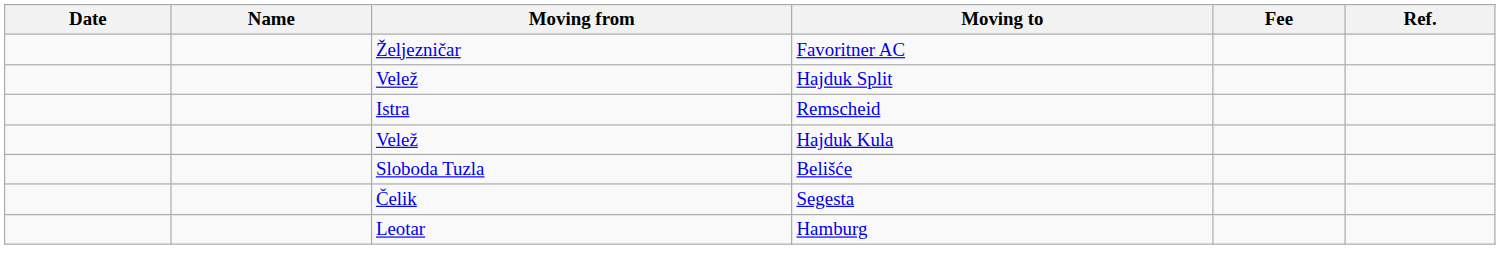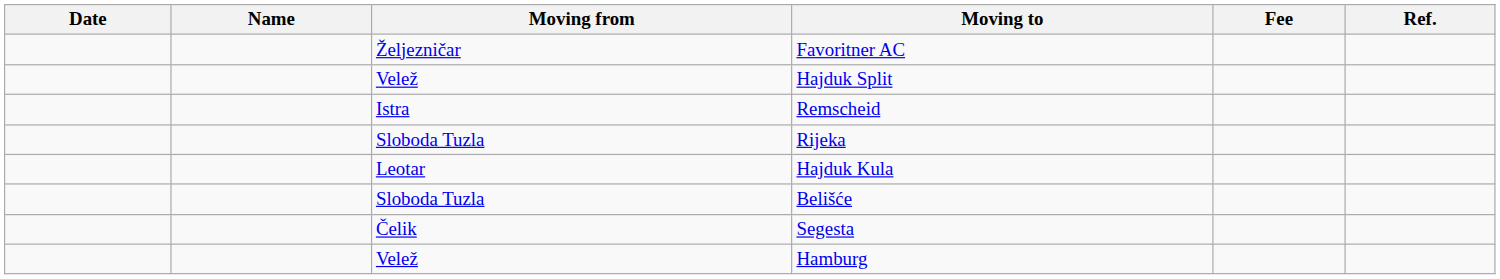+ row: (821, 139)
(397, 139) Velež -> (401, 169) Leotar
(401, 229) Leotar -> (397, 259) Velež
